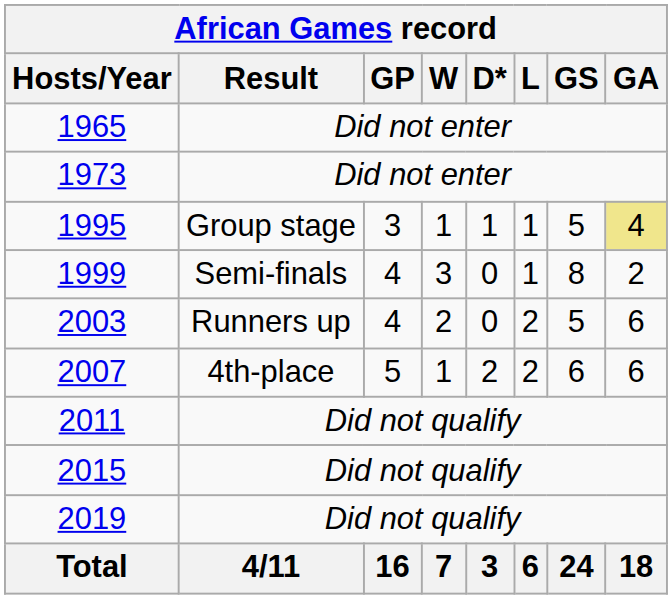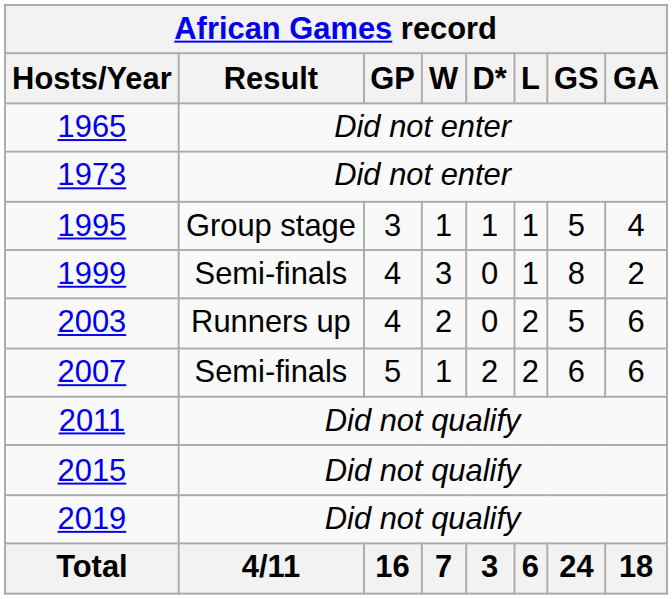(636, 224) khaki background -> (636, 224) no background
(271, 371) 4th-place -> (271, 371) Semi-finals
